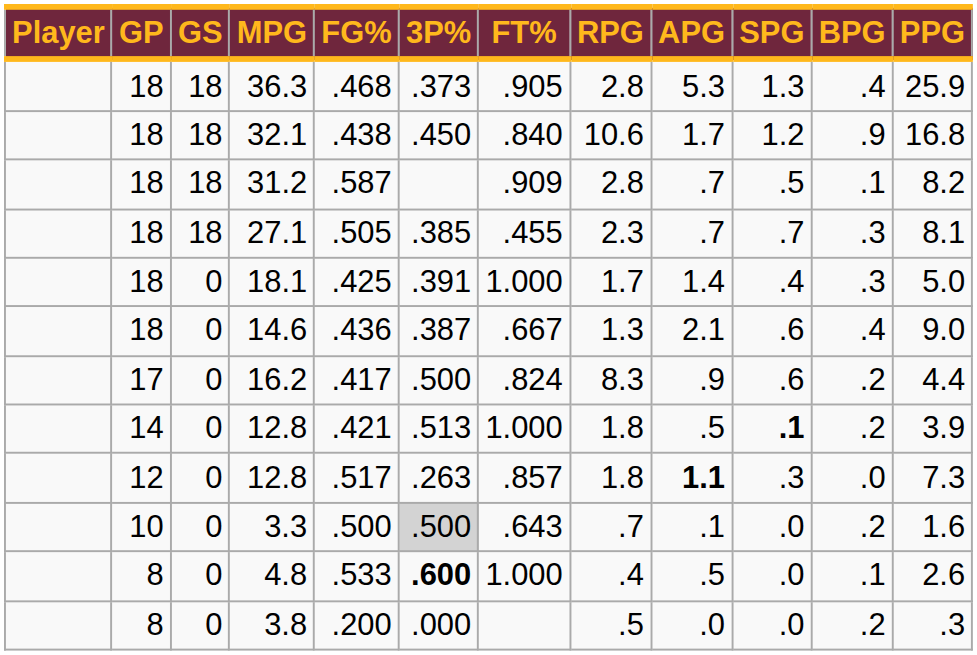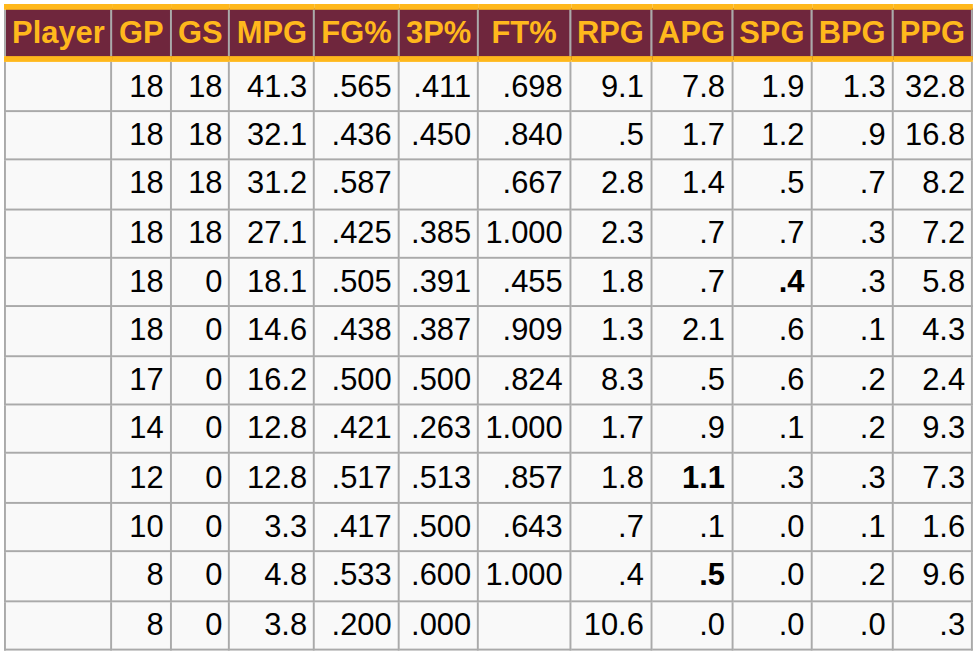+ row: (147, 85)
- row: (147, 85)
(362, 134) .438 -> (362, 134) .436
(614, 134) 10.6 -> (631, 134) .5
(533, 183) .909 -> (533, 183) .667
(712, 183) .7 -> (704, 183) 1.4
(873, 183) .1 -> (873, 183) .7
(362, 232) .505 -> (362, 232) .425
(533, 232) .455 -> (524, 232) 1.000
(944, 232) 8.1 -> (944, 232) 7.2
(362, 281) .425 -> (362, 281) .505
(524, 281) 1.000 -> (533, 281) .455
(622, 281) 1.7 -> (622, 281) 1.8
(704, 281) 1.4 -> (712, 281) .7
(792, 281) normal -> (792, 281) bold
(944, 281) 5.0 -> (944, 281) 5.8
(362, 330) .436 -> (362, 330) .438
(533, 330) .667 -> (533, 330) .909
(873, 330) .4 -> (873, 330) .1
(944, 330) 9.0 -> (944, 330) 4.3
(362, 379) .417 -> (362, 379) .500
(712, 379) .9 -> (712, 379) .5
(944, 379) 4.4 -> (944, 379) 2.4
(441, 428) .513 -> (441, 428) .263
(622, 428) 1.8 -> (622, 428) 1.7
(712, 428) .5 -> (712, 428) .9
(792, 428) bold -> (792, 428) normal
(944, 428) 3.9 -> (944, 428) 9.3
(441, 477) .263 -> (441, 477) .513
(873, 477) .0 -> (873, 477) .3
(362, 526) .500 -> (362, 526) .417
(441, 526) lightgrey background -> (441, 526) no background
(873, 526) .2 -> (873, 526) .1
(441, 575) bold -> (441, 575) normal
(712, 575) normal -> (712, 575) bold
(873, 575) .1 -> (873, 575) .2
(944, 575) 2.6 -> (944, 575) 9.6
(631, 624) .5 -> (614, 624) 10.6
(873, 624) .2 -> (873, 624) .0
